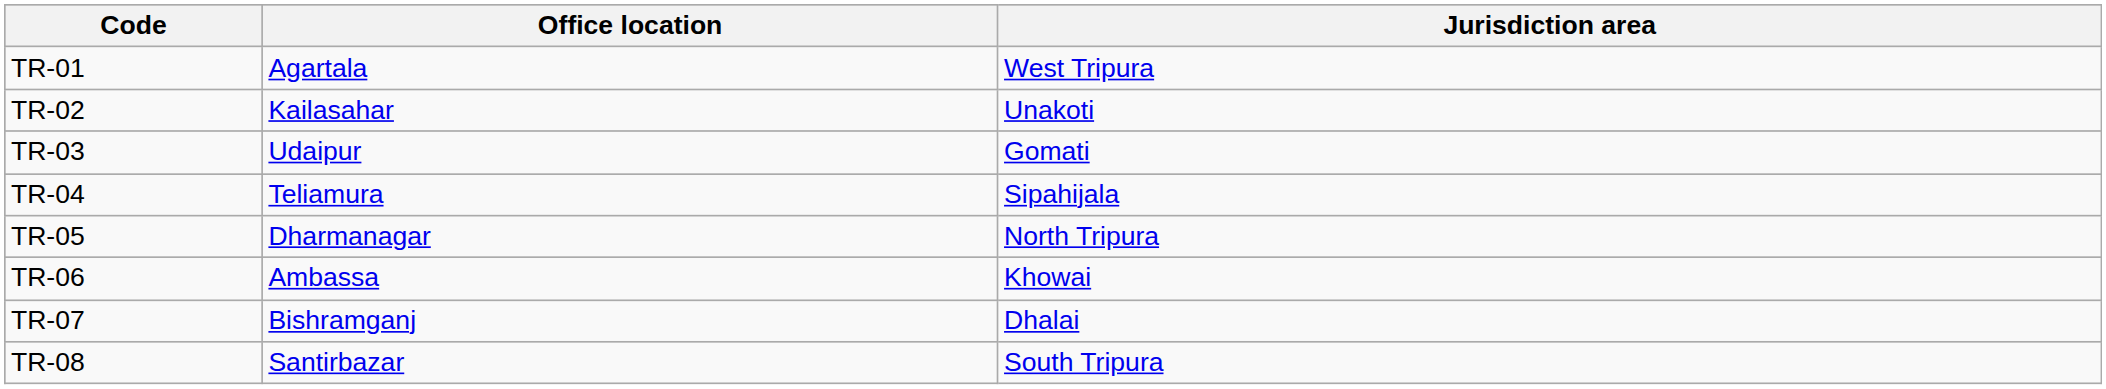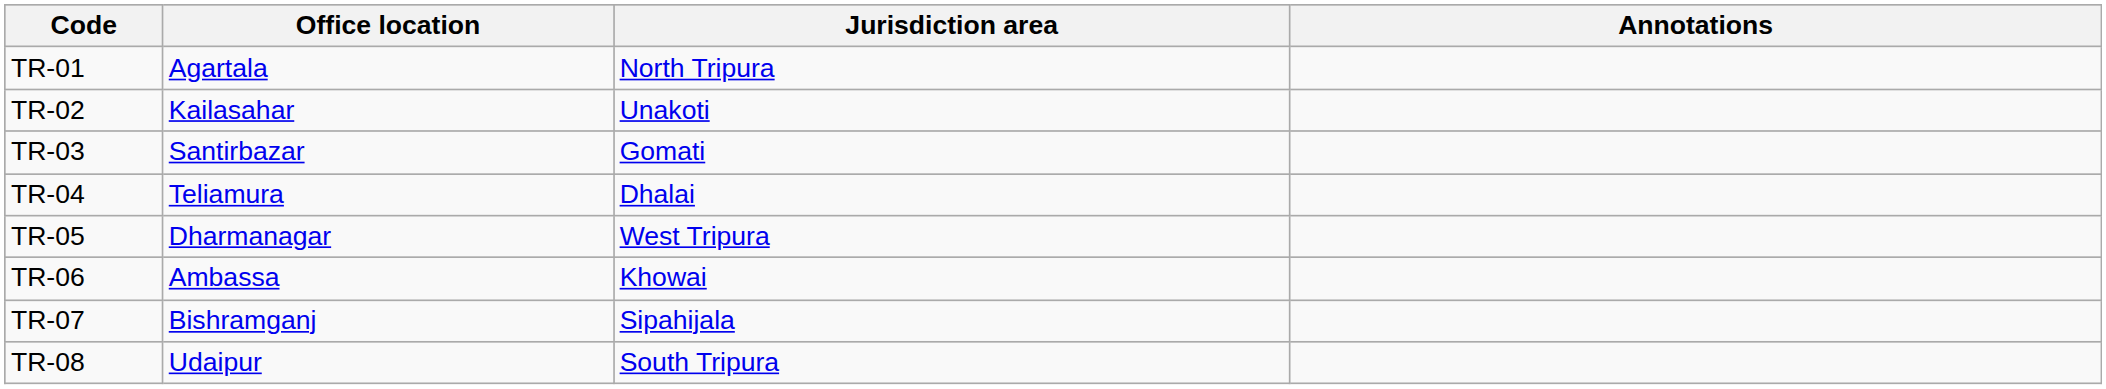+ column: (1696, 25)
(1079, 67) West Tripura -> (697, 67) North Tripura
(315, 151) Udaipur -> (237, 151) Santirbazar
(1062, 194) Sipahijala -> (657, 194) Dhalai
(1082, 236) North Tripura -> (695, 236) West Tripura
(1042, 320) Dhalai -> (677, 320) Sipahijala
(336, 362) Santirbazar -> (215, 362) Udaipur
